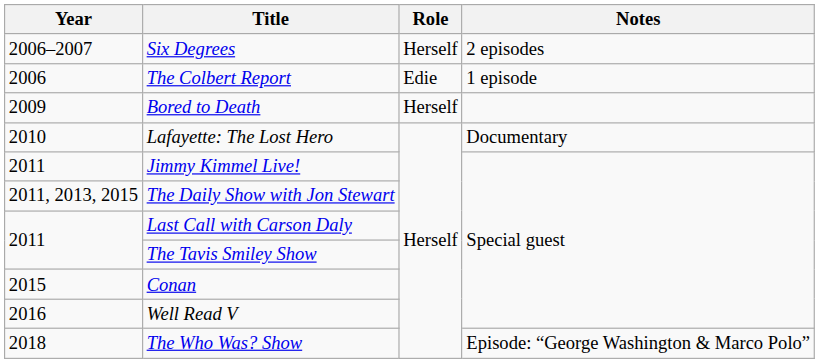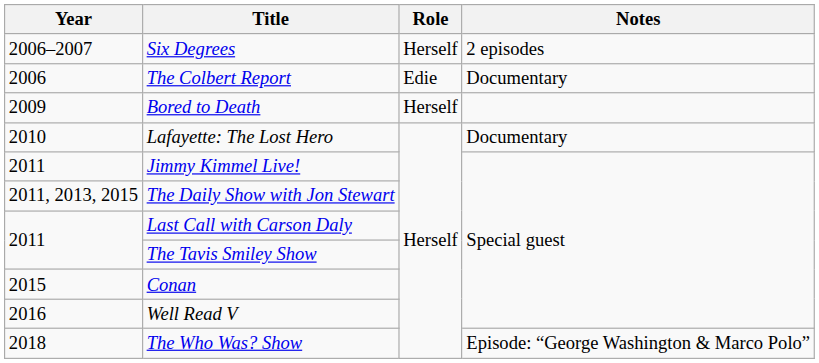(502, 78) 1 episode -> (517, 78) Documentary
